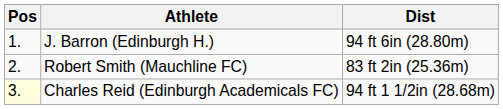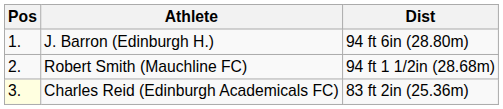(407, 66) 83 ft 2in (25.36m) -> (420, 66) 94 ft 1 1/2in (28.68m)
(420, 91) 94 ft 1 1/2in (28.68m) -> (407, 91) 83 ft 2in (25.36m)
